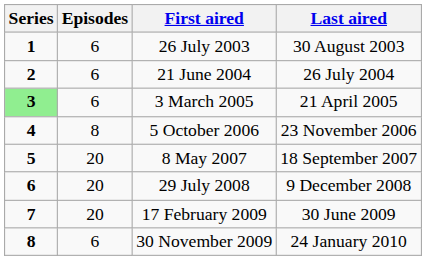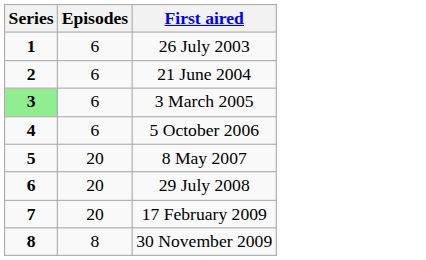- column: (349, 18)
(95, 130) 8 -> (95, 130) 6
(95, 241) 6 -> (95, 241) 8
